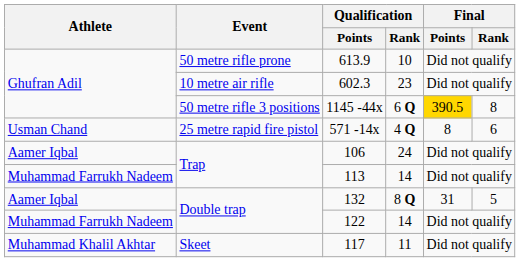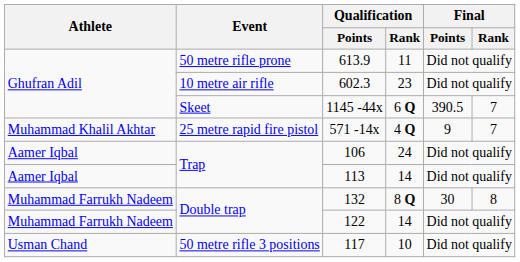(405, 61) 10 -> (405, 61) 11
(250, 107) 50 metre rifle 3 positions -> (195, 107) Skeet
(448, 107) gold background -> (448, 107) no background
(493, 107) 8 -> (493, 107) 7
(48, 130) Usman Chand -> (81, 130) Muhammad Khalil Akhtar
(448, 130) 8 -> (448, 130) 9
(493, 130) 6 -> (493, 130) 7
(90, 176) Muhammad Farrukh Nadeem -> (43, 176) Aamer Iqbal
(43, 199) Aamer Iqbal -> (90, 199) Muhammad Farrukh Nadeem
(448, 199) 31 -> (448, 199) 30
(493, 199) 5 -> (493, 199) 8
(81, 245) Muhammad Khalil Akhtar -> (48, 245) Usman Chand
(195, 245) Skeet -> (250, 245) 50 metre rifle 3 positions
(405, 245) 11 -> (405, 245) 10
